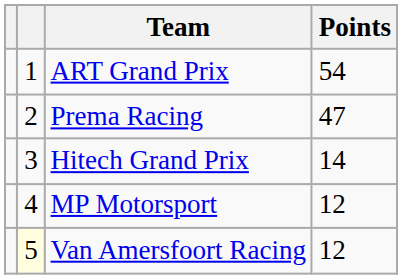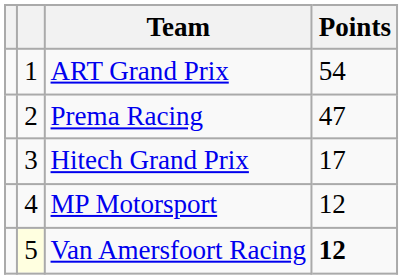(332, 160) 14 -> (332, 160) 17
(332, 249) normal -> (332, 249) bold
